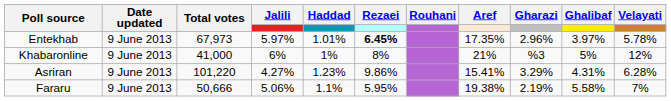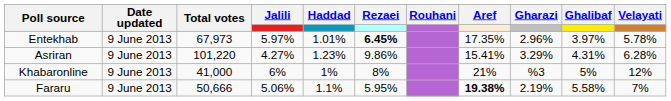rows swapped: (53, 56) <-> (53, 72)
(485, 88) normal -> (485, 88) bold
